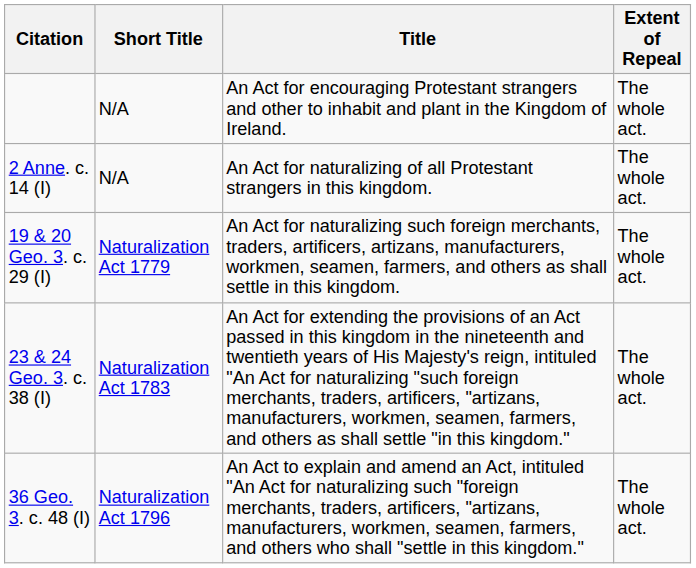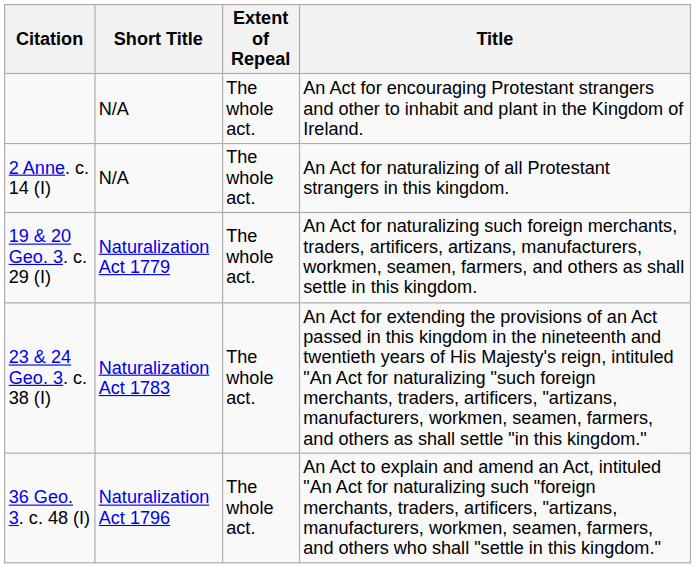columns swapped: (418, 39) <-> (652, 39)
